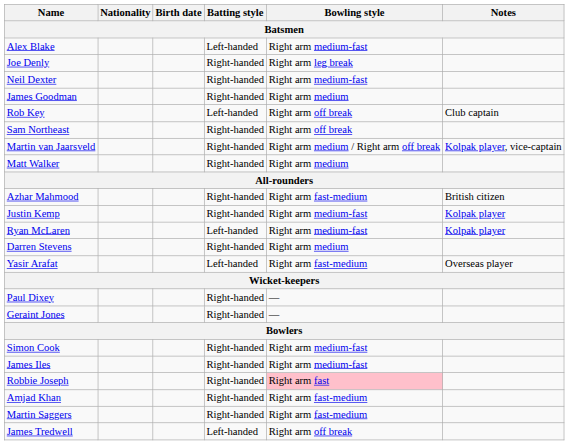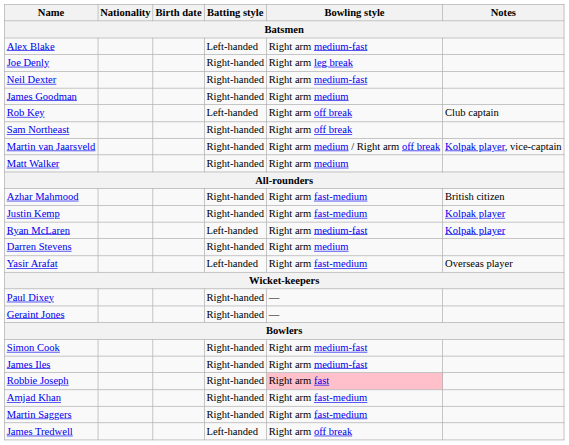(318, 213) Right arm medium-fast -> (318, 213) Right arm fast-medium
